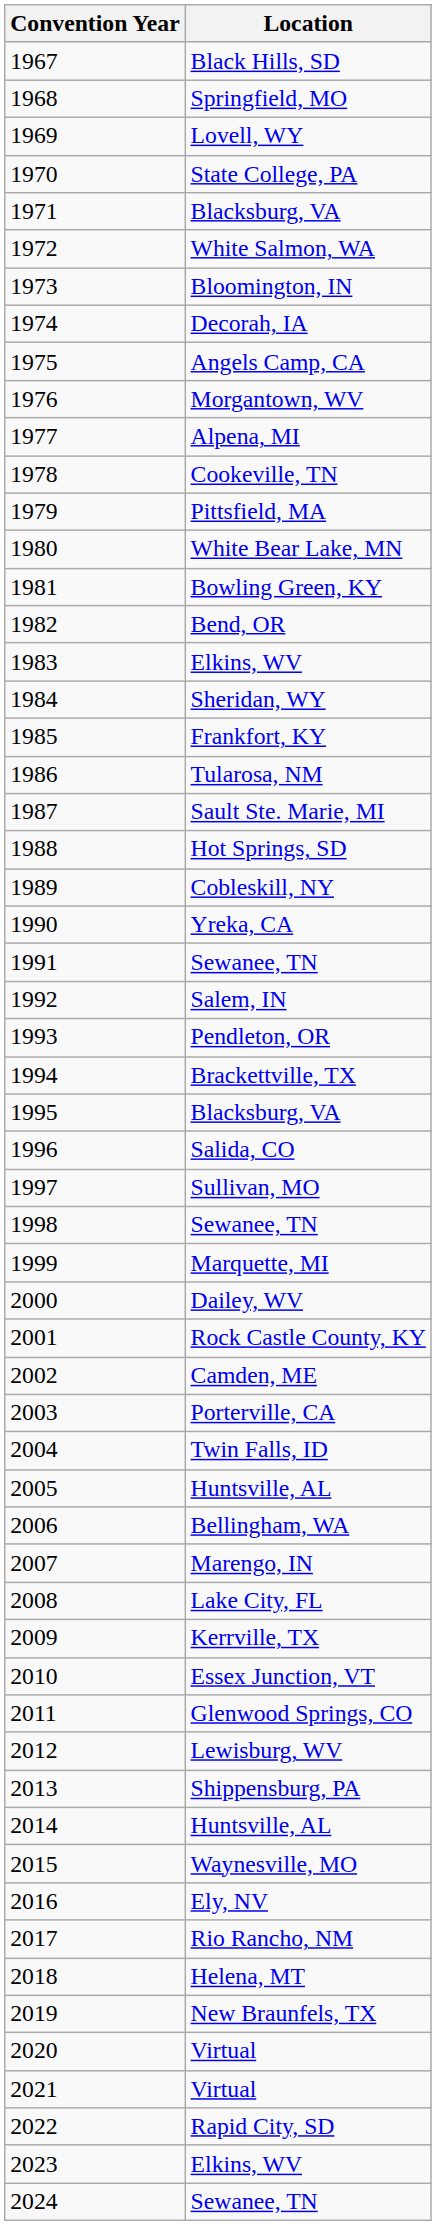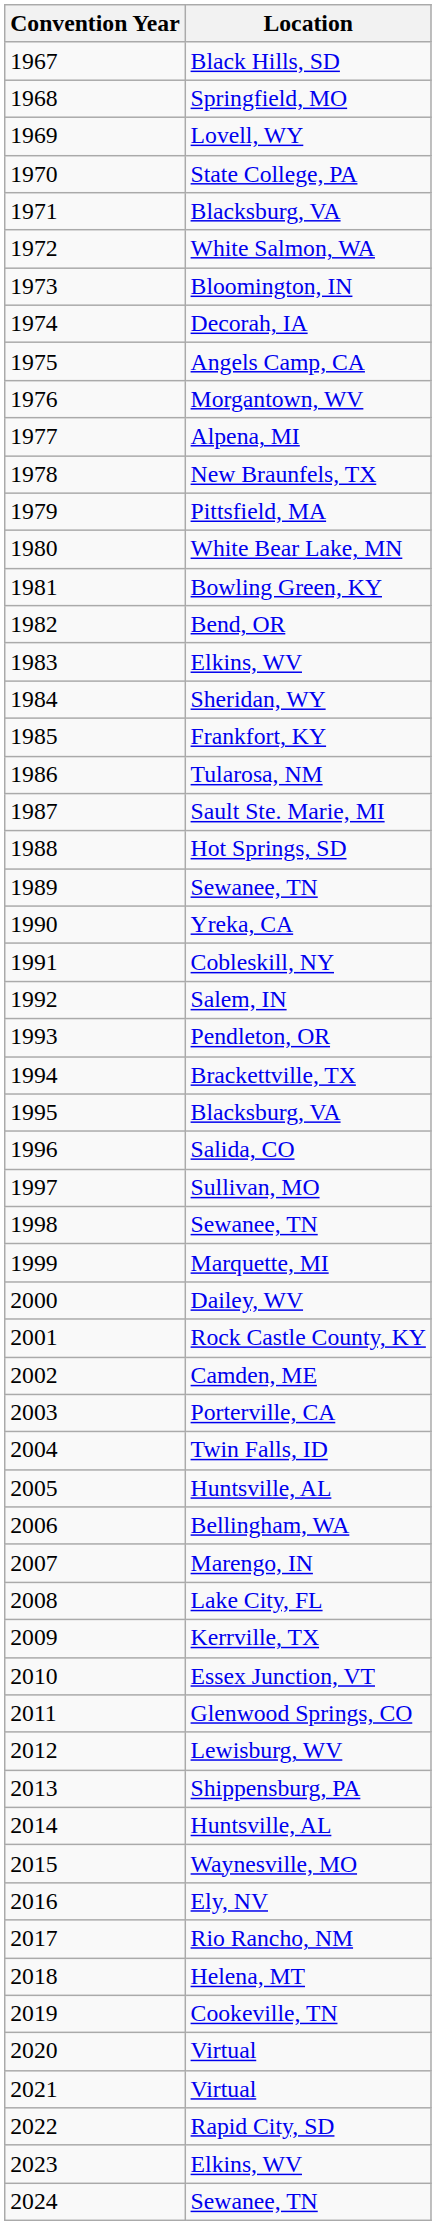(264, 473) Cookeville, TN -> (283, 473) New Braunfels, TX
(262, 887) Cobleskill, NY -> (254, 887) Sewanee, TN
(254, 962) Sewanee, TN -> (262, 962) Cobleskill, NY
(283, 2013) New Braunfels, TX -> (264, 2013) Cookeville, TN
